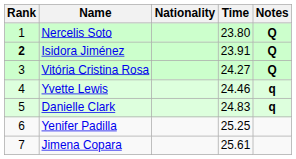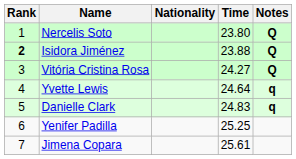(235, 51) 23.91 -> (235, 51) 23.88
(235, 88) 24.46 -> (235, 88) 24.64
